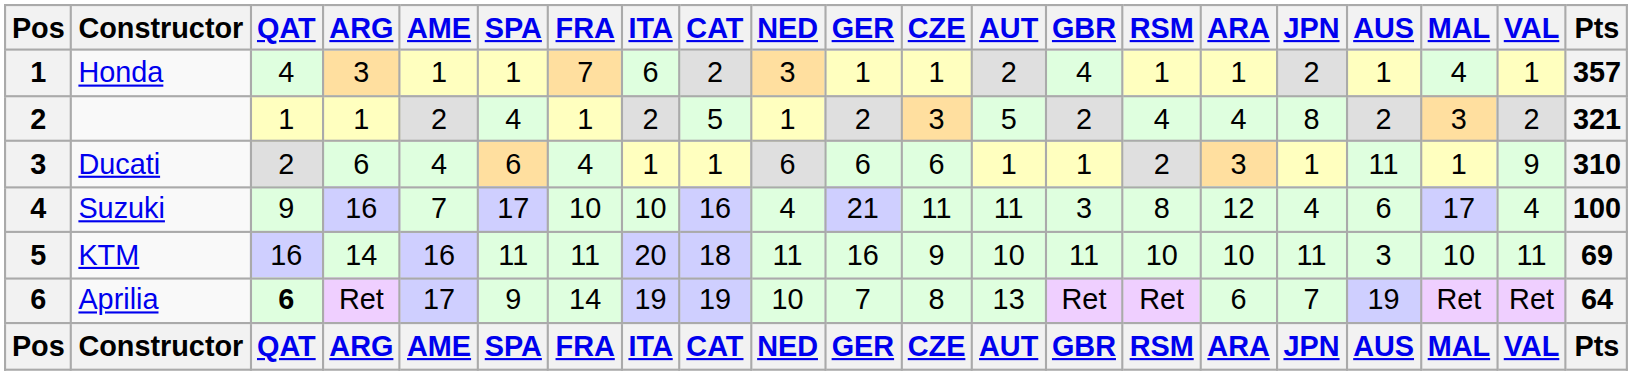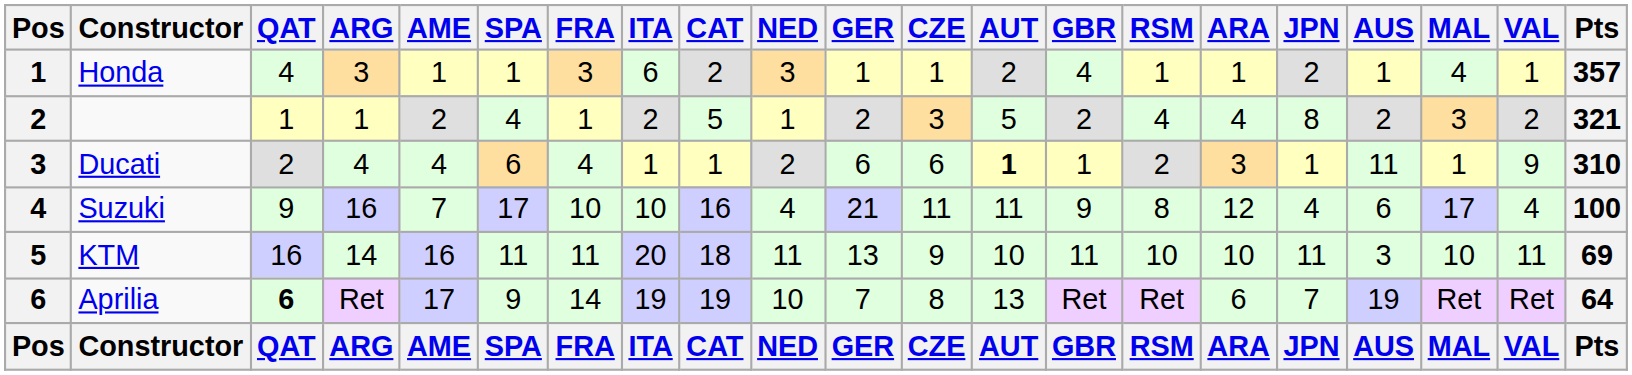(585, 73) 7 -> (585, 73) 3
(361, 164) 6 -> (361, 164) 4
(788, 164) 6 -> (788, 164) 2
(1009, 164) normal -> (1009, 164) bold
(1084, 209) 3 -> (1084, 209) 9
(863, 255) 16 -> (863, 255) 13
